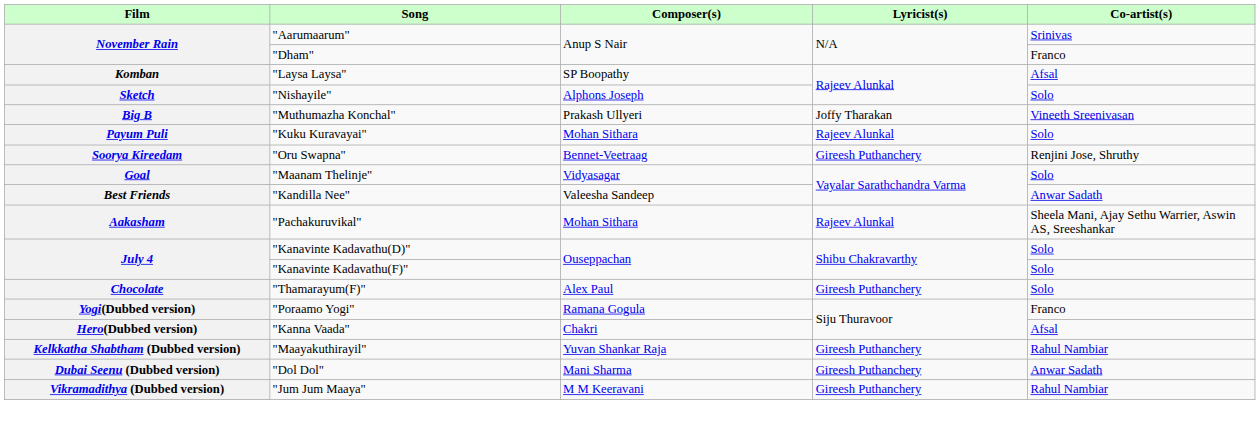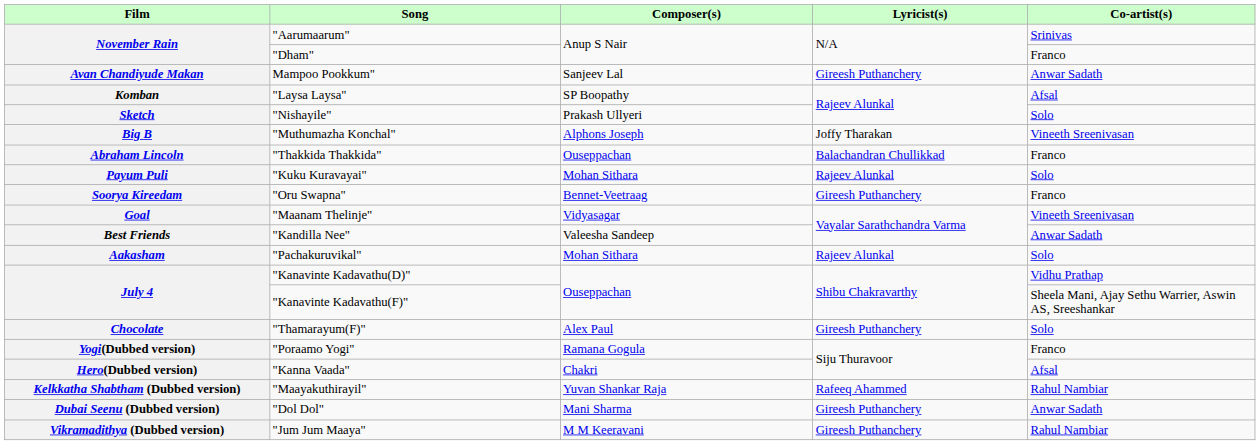+ row: (137, 74)
(603, 94) Alphons Joseph -> (603, 114) Prakash Ullyeri
(603, 114) Prakash Ullyeri -> (603, 134) Alphons Joseph
+ row: (137, 154)
(1085, 154) Renjini Jose, Shruthy -> (1048, 194) Franco
(1042, 174) Solo -> (1082, 214) Vineeth Sreenivasan
(1133, 222) Sheela Mani, Ajay Sethu Warrier, Aswin AS, Sreeshankar -> (1042, 255) Solo
(1042, 249) Solo -> (1067, 275) Vidhu Prathap
(1042, 269) Solo -> (1133, 302) Sheela Mani, Ajay Sethu Warrier, Aswin AS, Sreeshankar
(869, 349) Gireesh Puthanchery -> (861, 389) Rafeeq Ahammed
